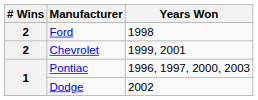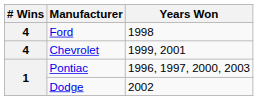(26, 32) 2 -> (26, 32) 4
(26, 50) 2 -> (26, 50) 4
